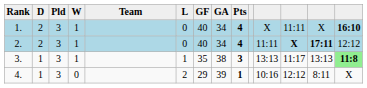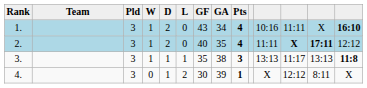columns swapped: (131, 12) <-> (41, 12)
(202, 28) 40 -> (202, 28) 43
(267, 28) X -> (267, 28) 10:16
(221, 43) 34 -> (221, 43) 35
(349, 59) lightgreen background -> (349, 59) no background
(202, 75) 29 -> (202, 75) 30
(267, 75) 10:16 -> (267, 75) X
